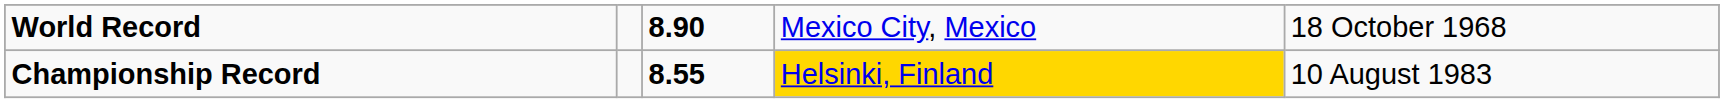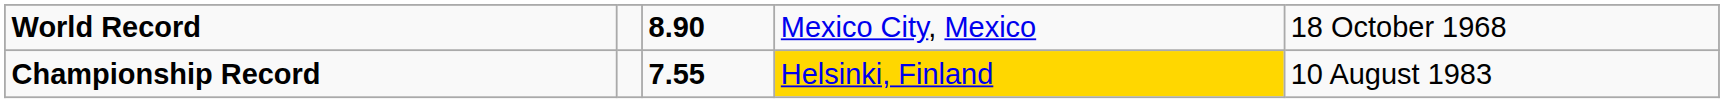(677, 73) 8.55 -> (677, 73) 7.55
